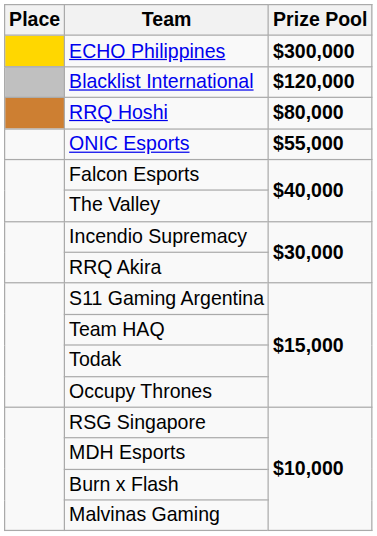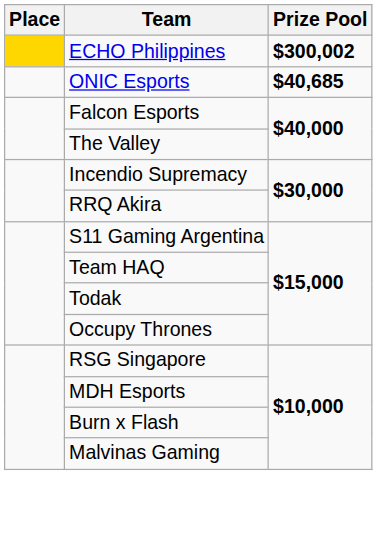(314, 50) $300,000 -> (314, 50) $300,002
- row: (161, 81)
- row: (118, 112)
(308, 143) $55,000 -> (308, 81) $40,685
